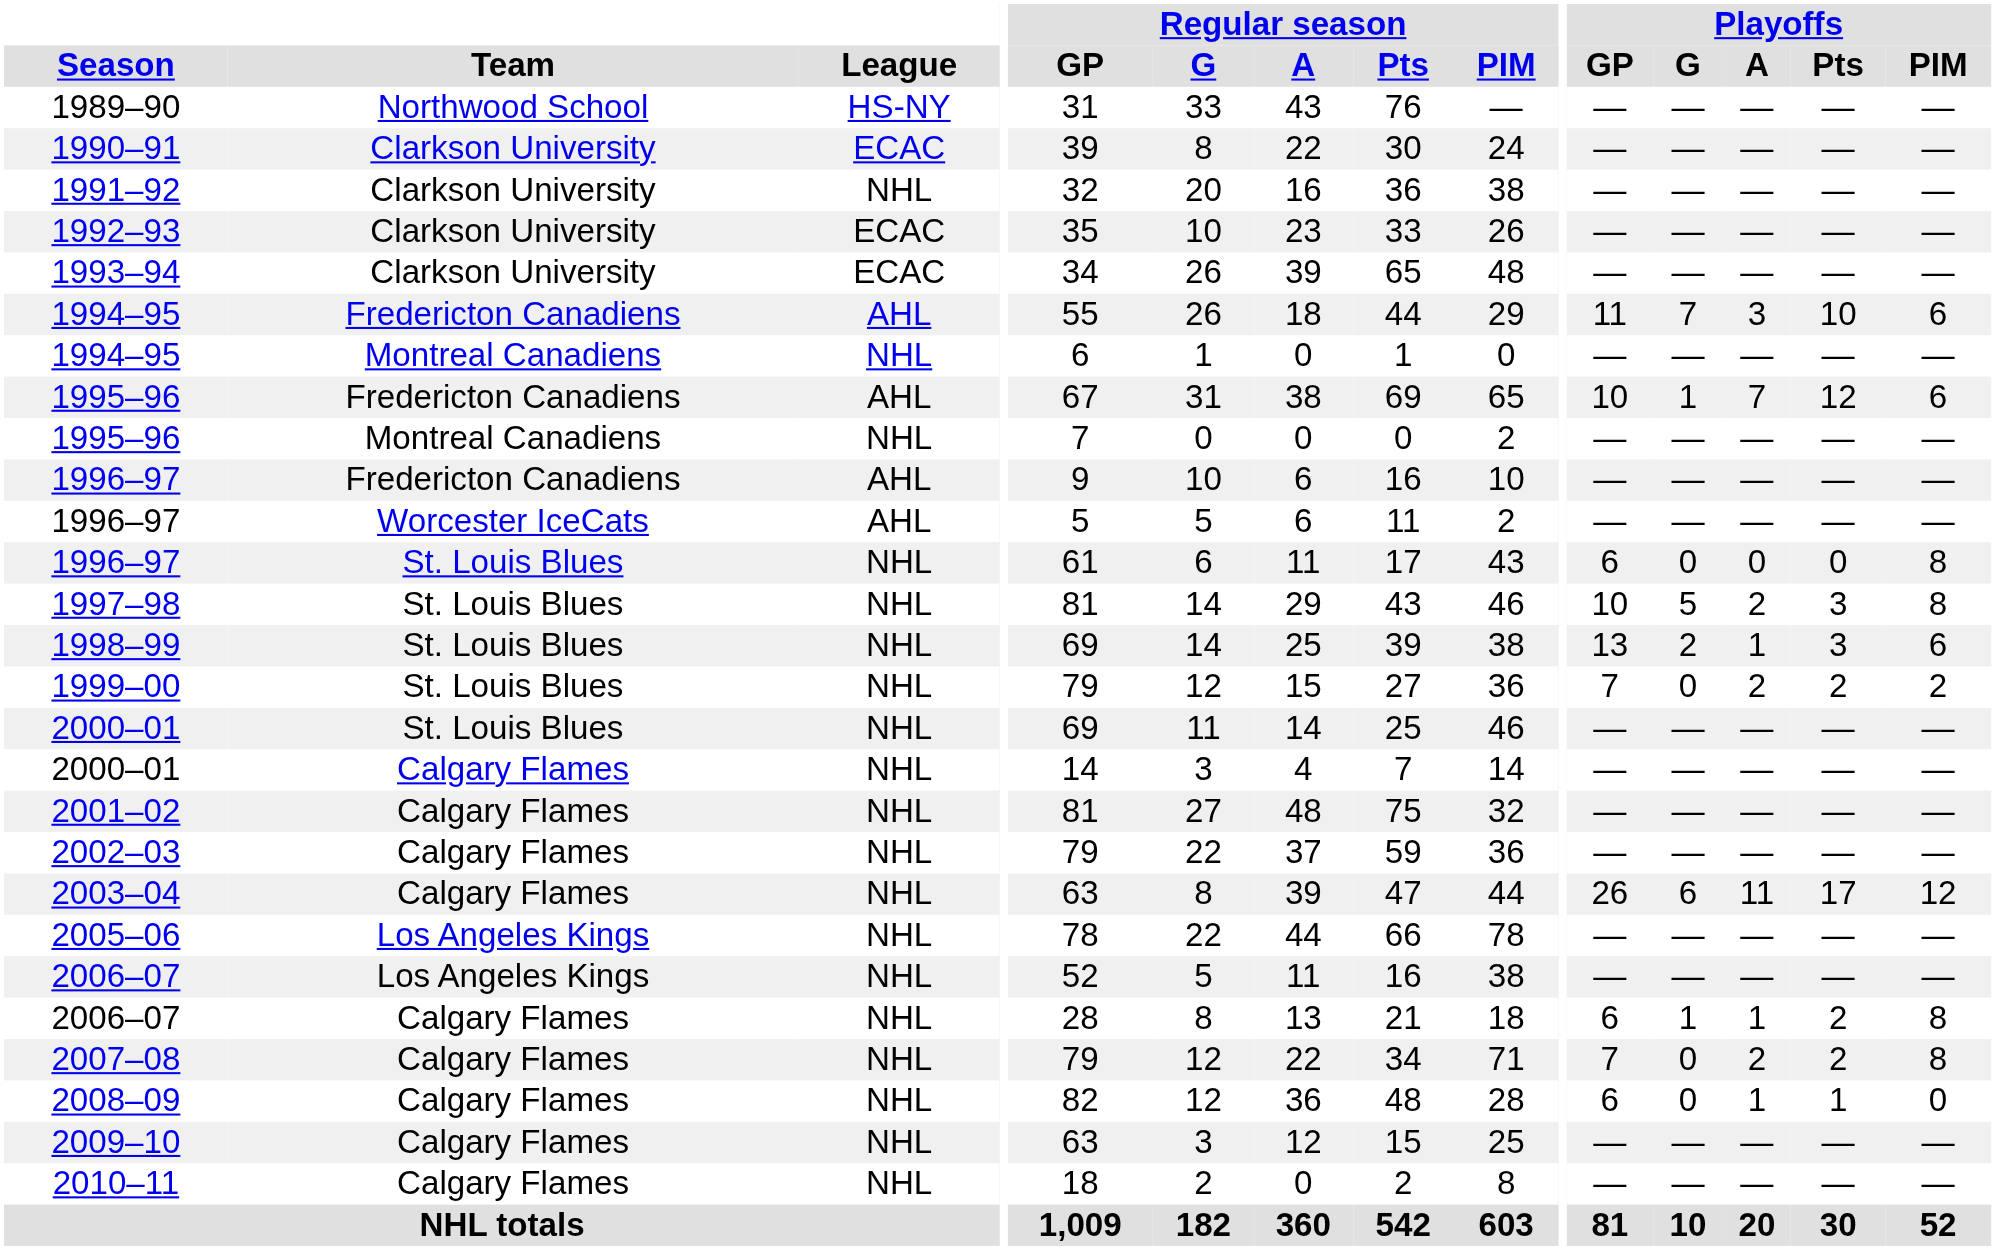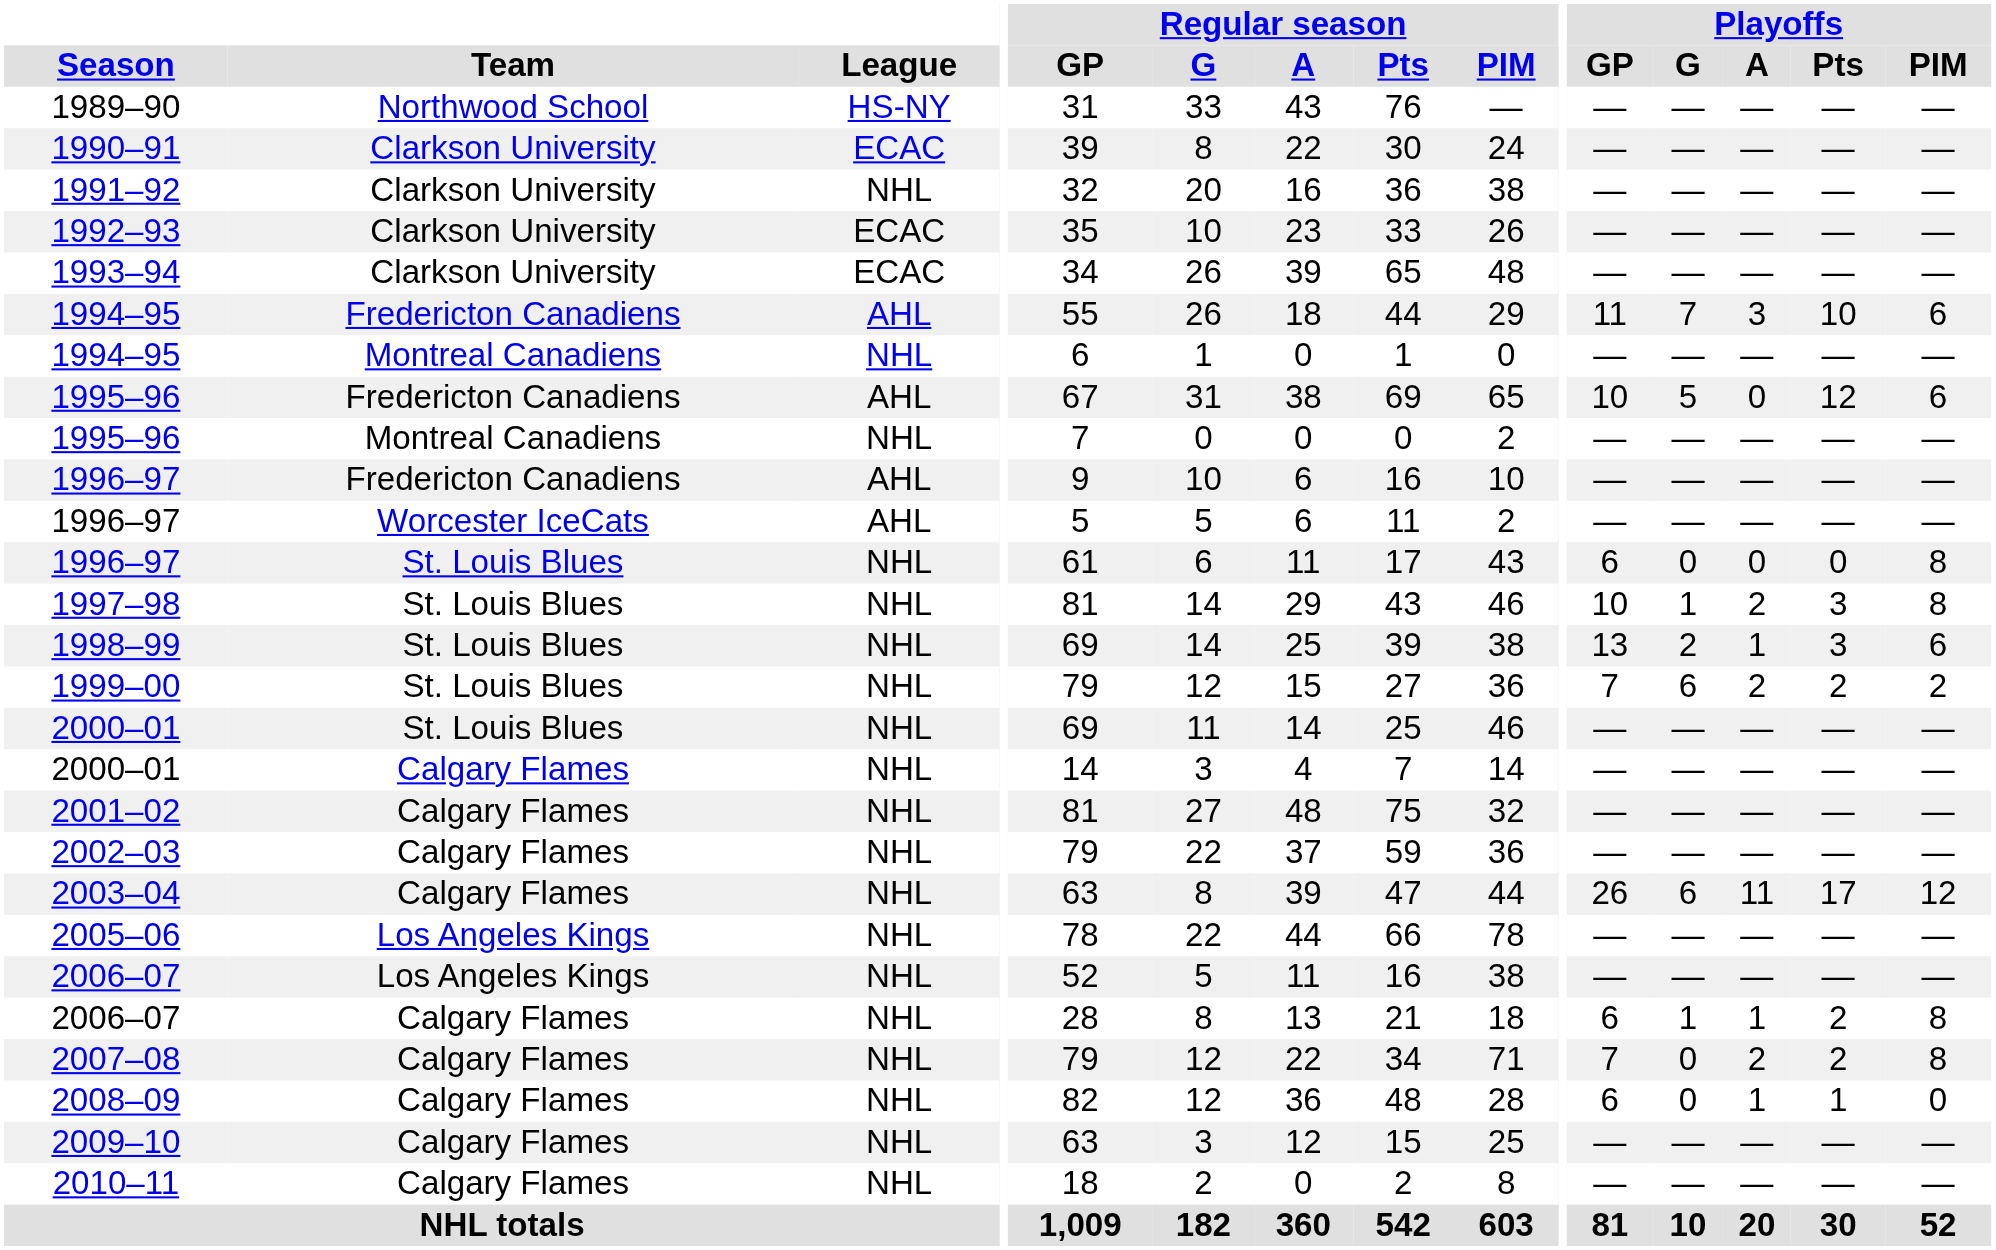(1688, 396) 1 -> (1688, 396) 5
(1757, 396) 7 -> (1757, 396) 0
(1688, 603) 5 -> (1688, 603) 1
(1688, 686) 0 -> (1688, 686) 6
